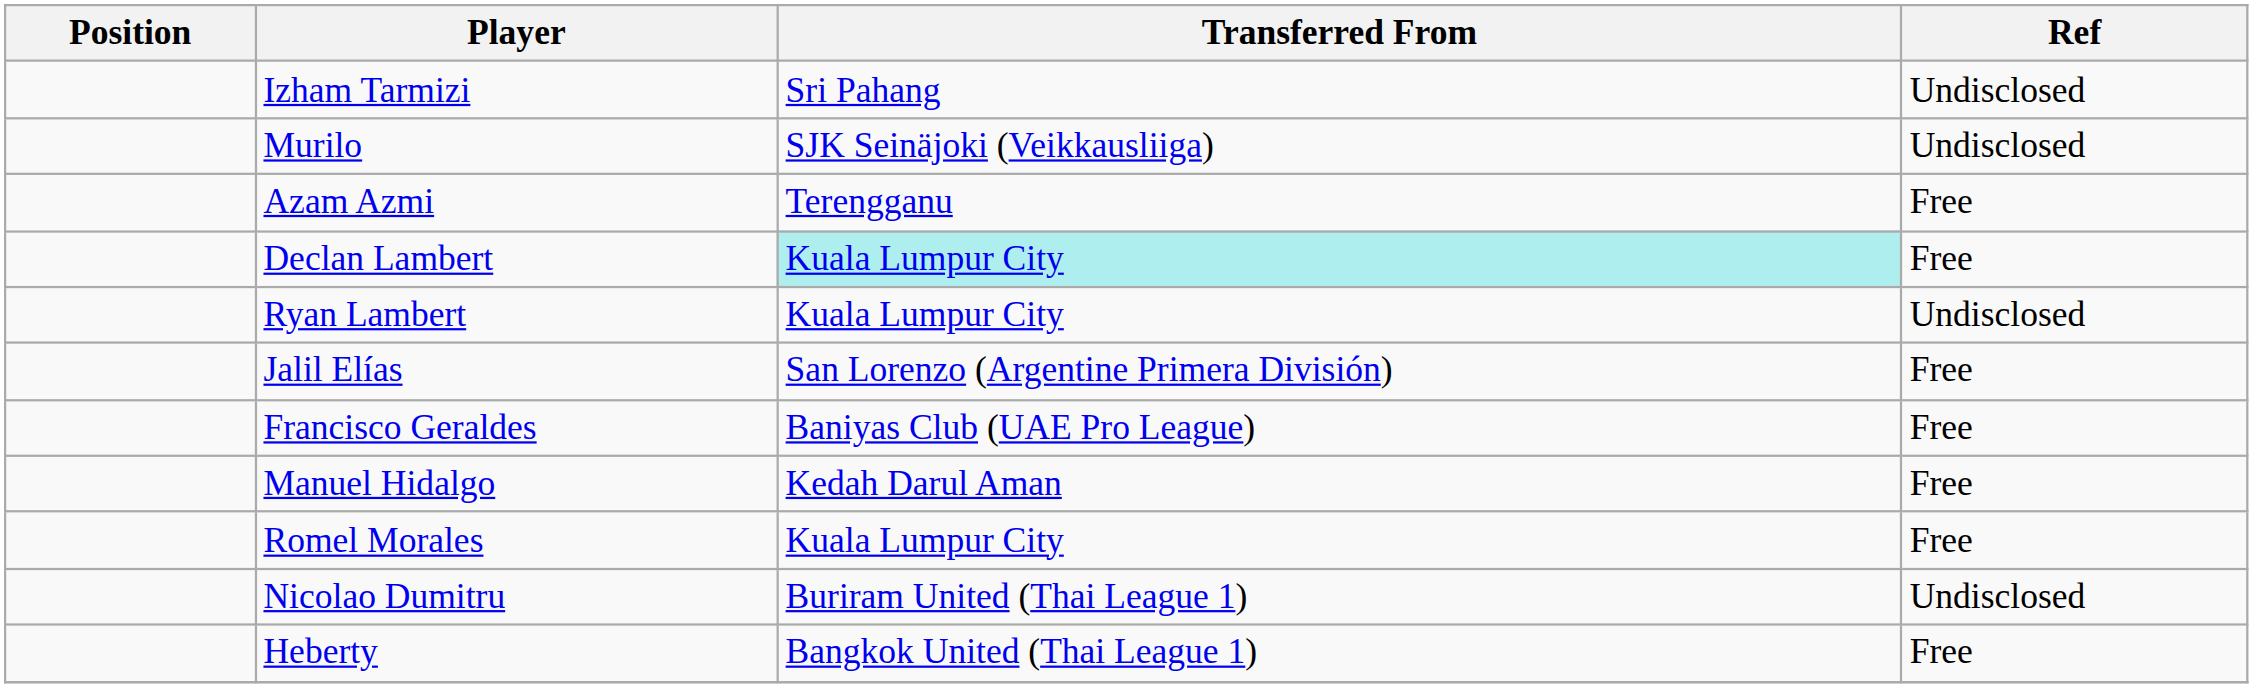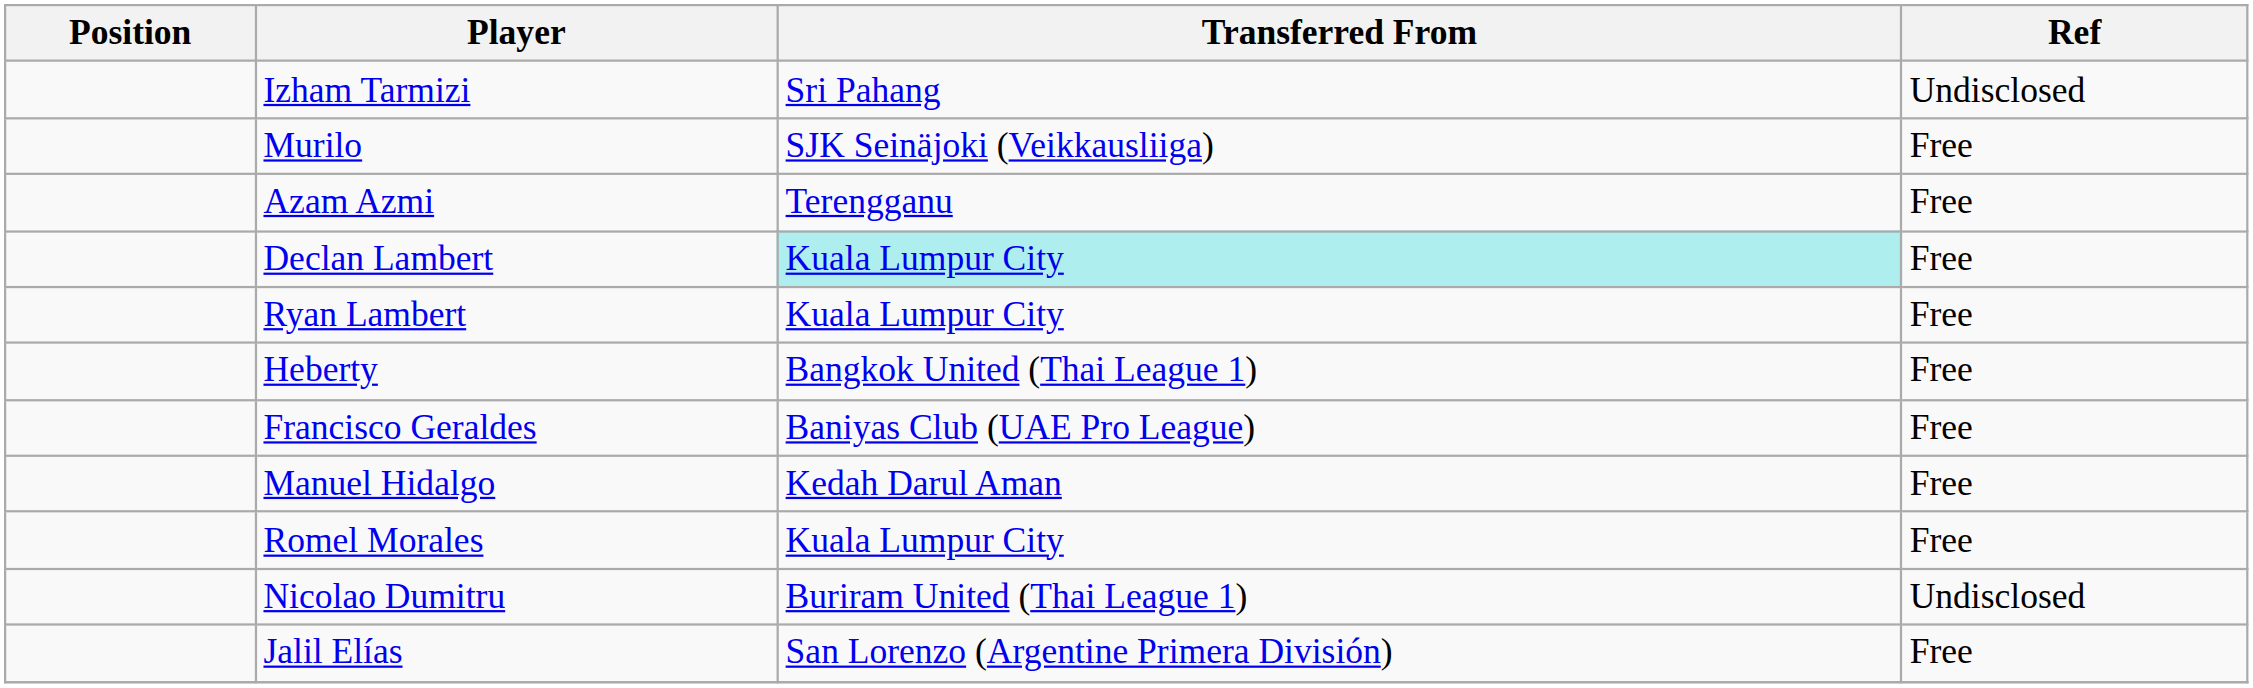(1997, 145) Undisclosed -> (1941, 145) Free
(1997, 314) Undisclosed -> (1941, 314) Free
rows swapped: (333, 370) <-> (321, 652)
